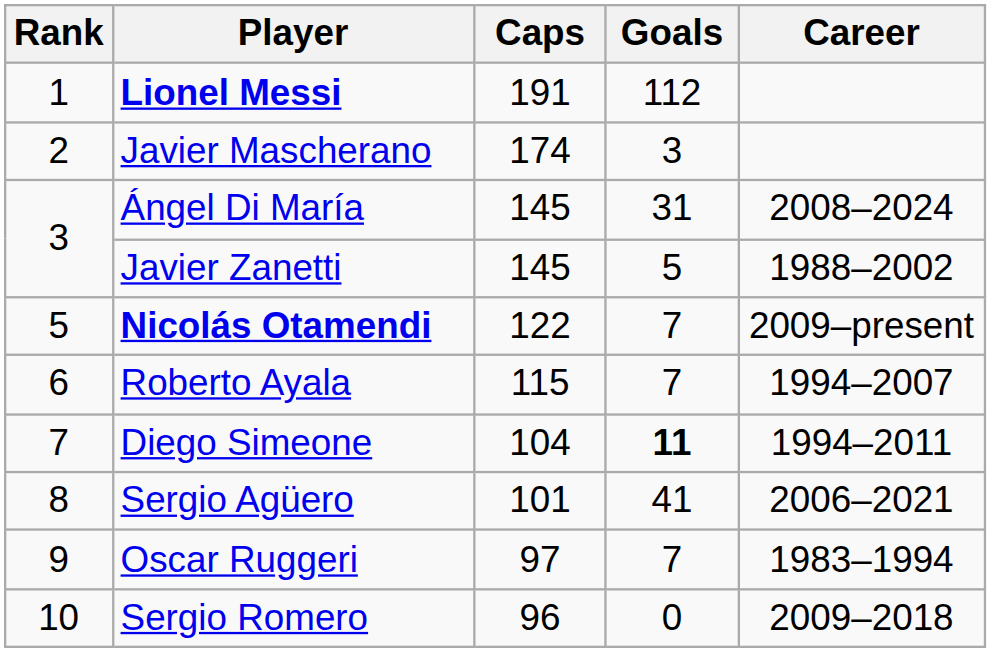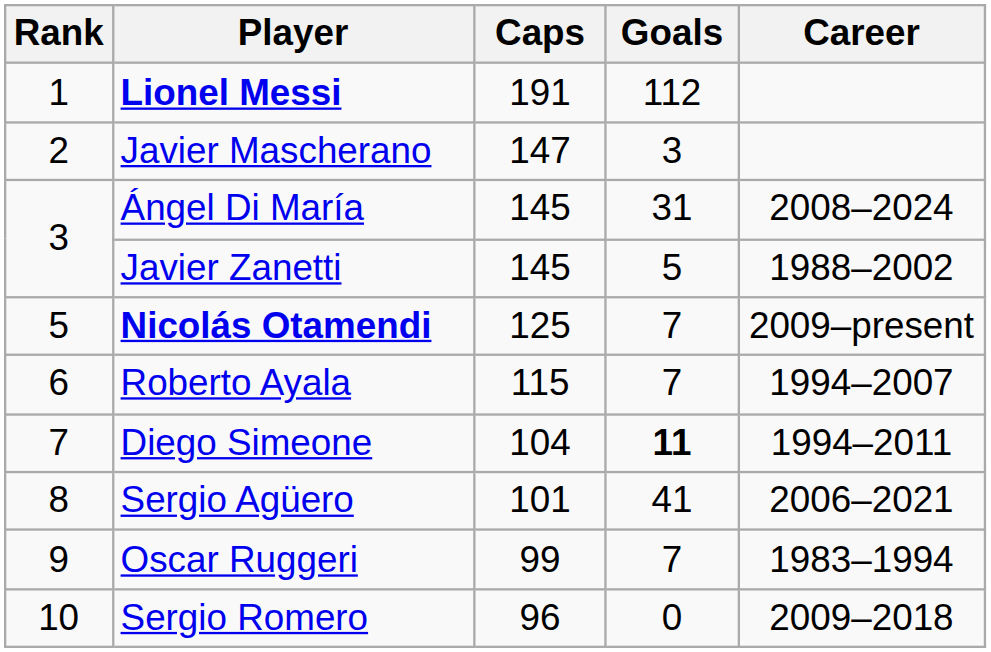(540, 150) 174 -> (540, 150) 147
(540, 325) 122 -> (540, 325) 125
(540, 558) 97 -> (540, 558) 99
